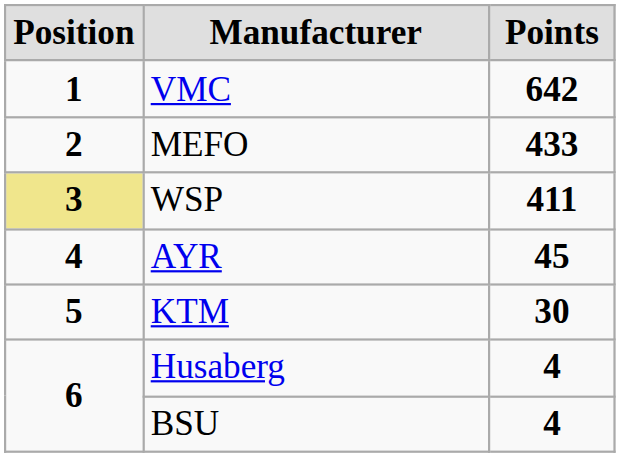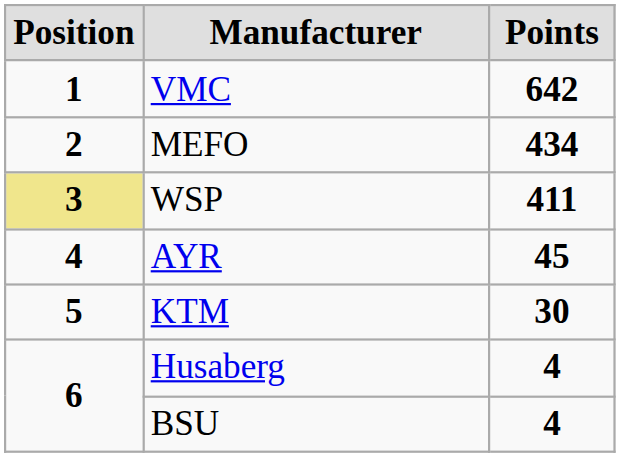(552, 144) 433 -> (552, 144) 434
